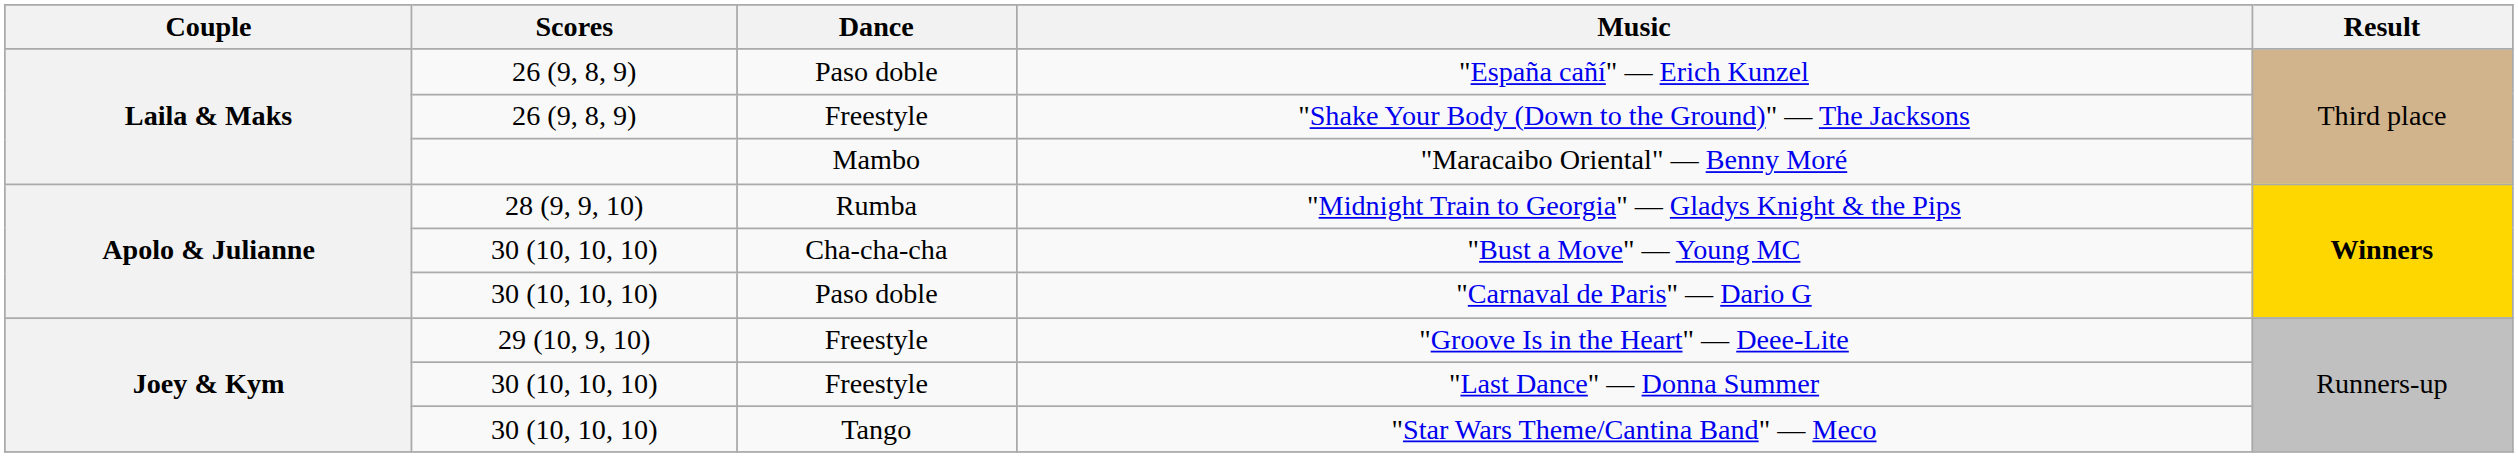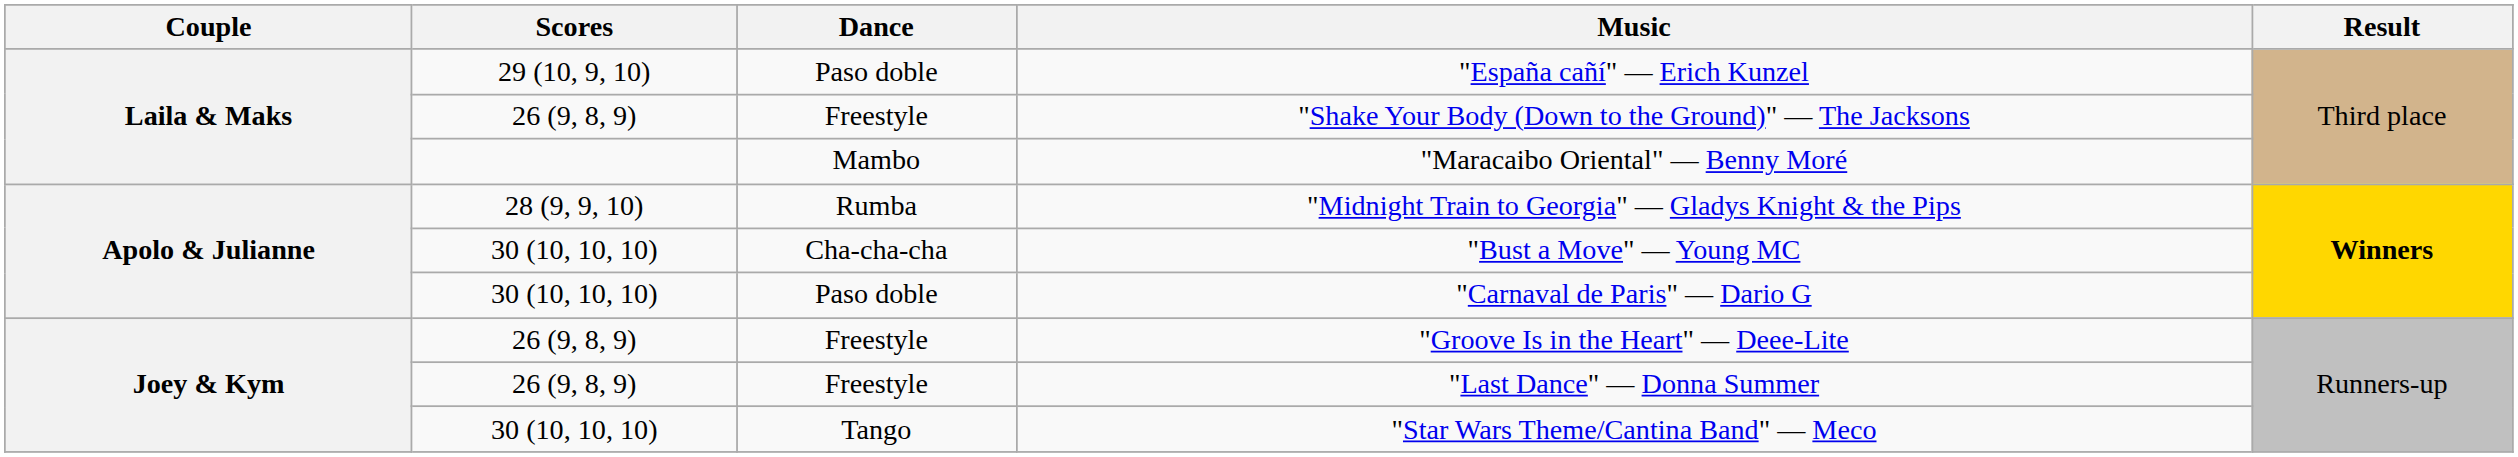(574, 71) 26 (9, 8, 9) -> (574, 71) 29 (10, 9, 10)
(574, 339) 29 (10, 9, 10) -> (574, 339) 26 (9, 8, 9)
(574, 384) 30 (10, 10, 10) -> (574, 384) 26 (9, 8, 9)
